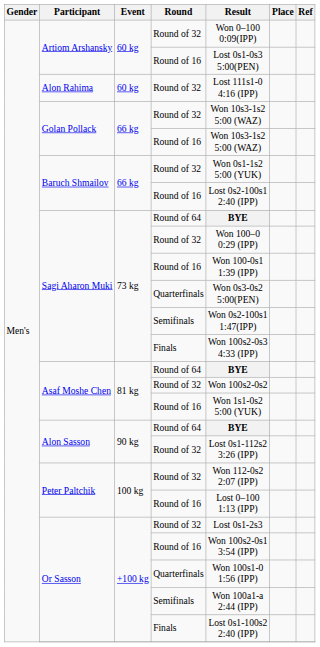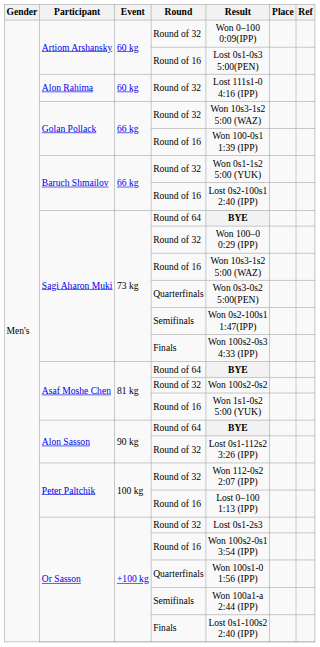(238, 142) Won 10s3-1s2 5:00 (WAZ) -> (238, 142) Won 100-0s1 1:39 (IPP)
(238, 266) Won 100-0s1 1:39 (IPP) -> (238, 266) Won 10s3-1s2 5:00 (WAZ)
